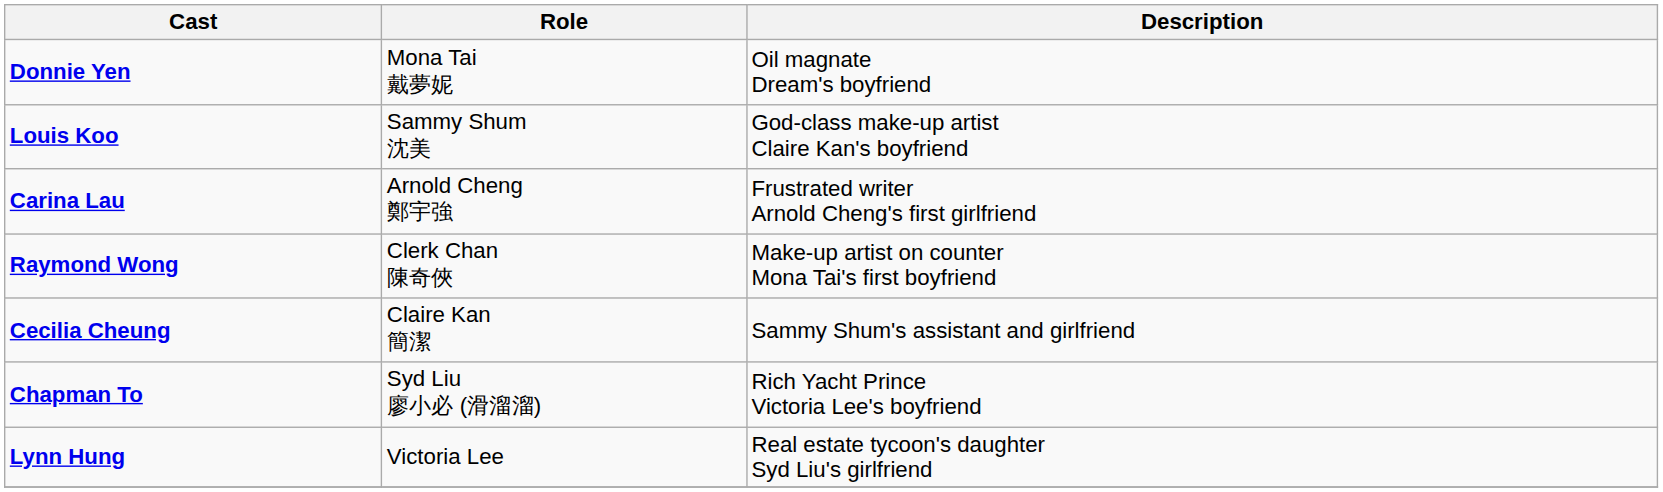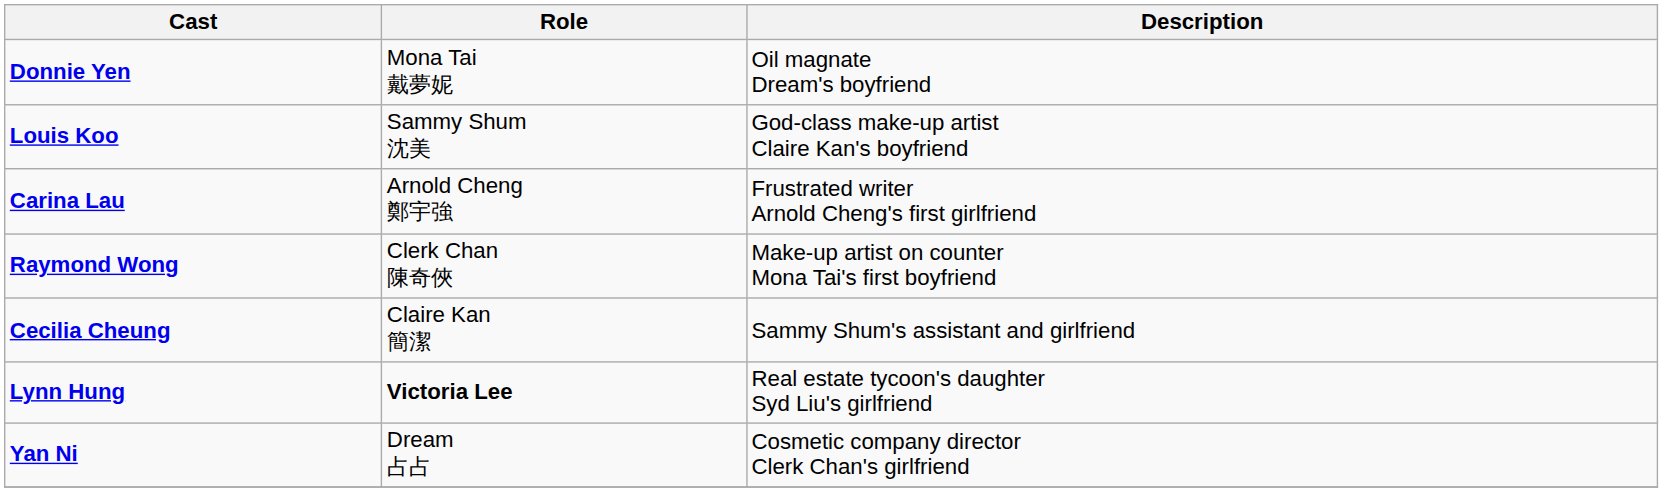- row: (76, 394)
(445, 456) normal -> (450, 392) bold
+ row: (44, 454)
